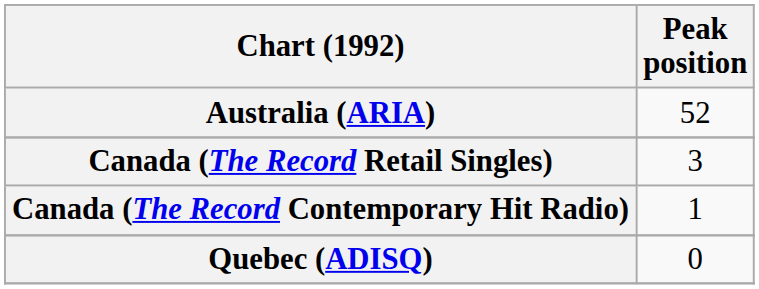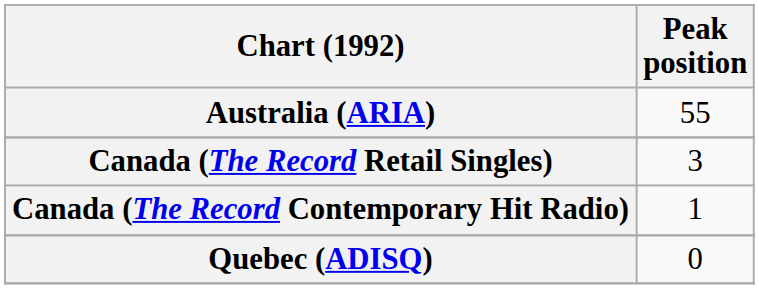(695, 112) 52 -> (695, 112) 55
